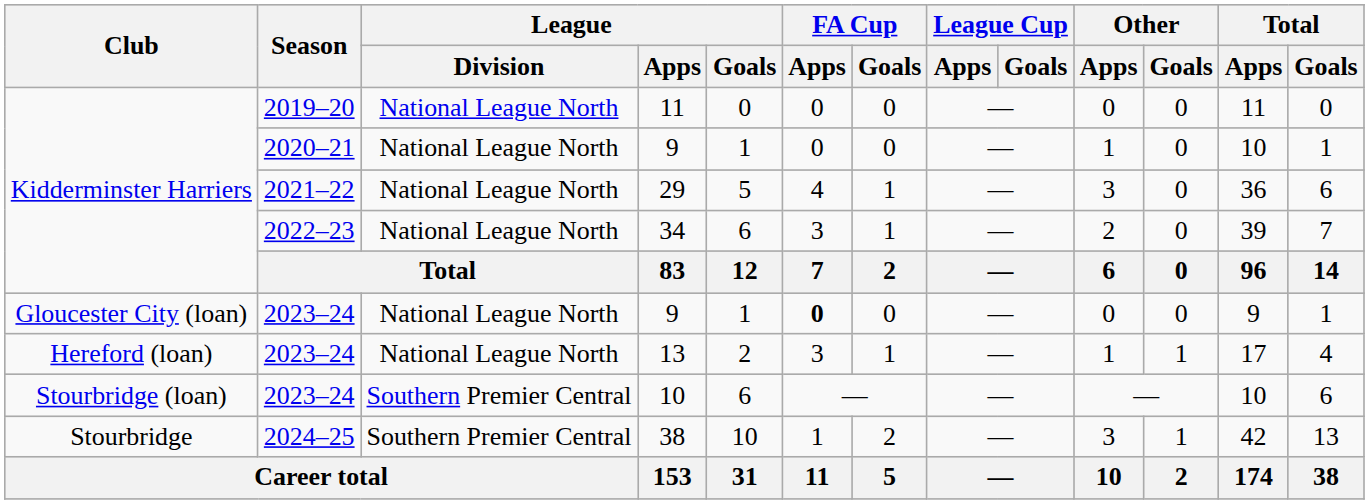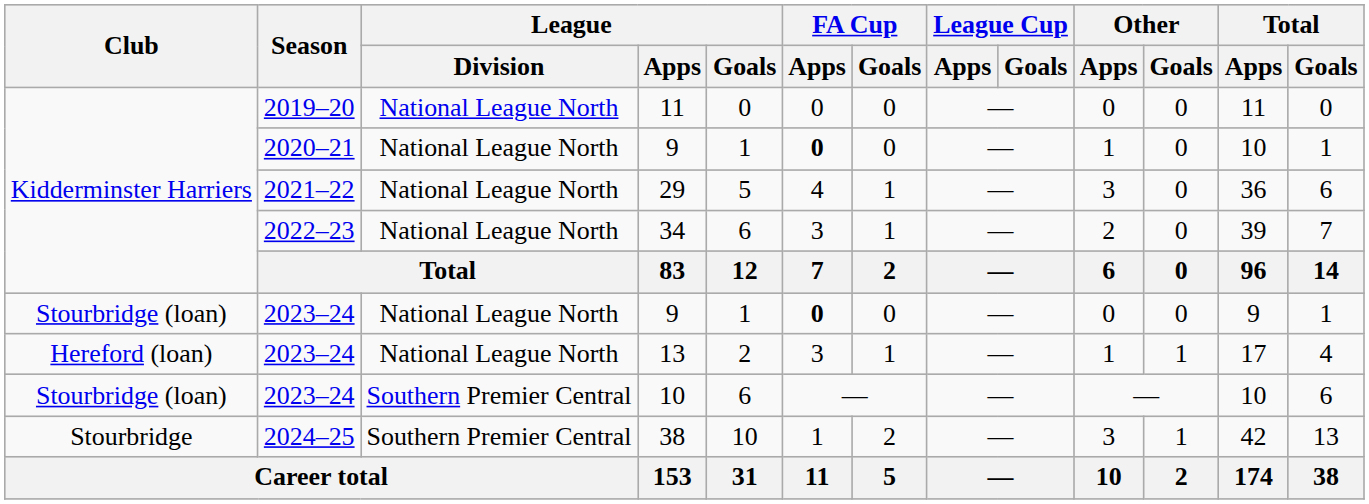(817, 148) normal -> (817, 148) bold
(131, 312) Gloucester City (loan) -> (131, 312) Stourbridge (loan)
